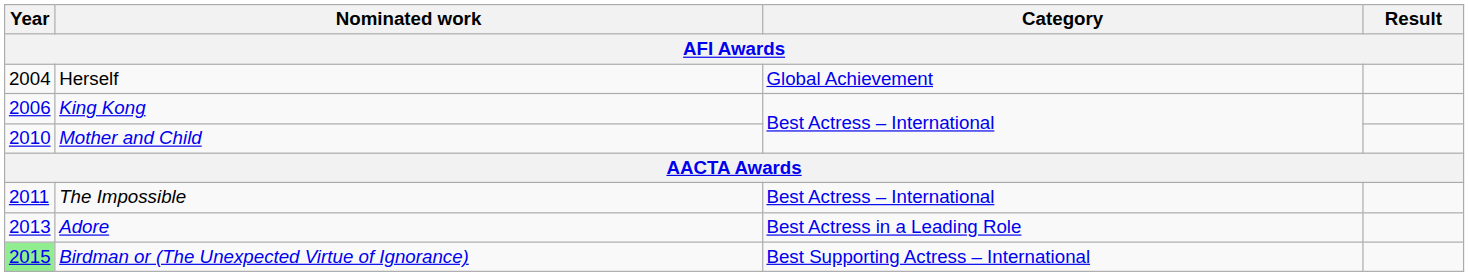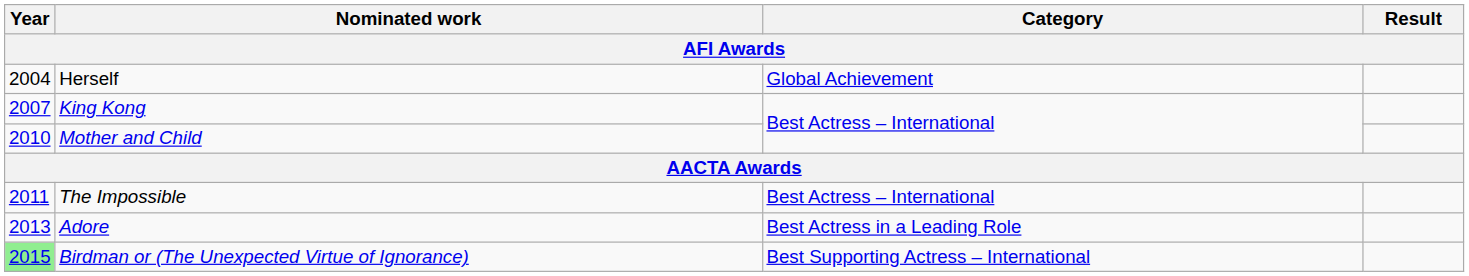(30, 108) 2006 -> (30, 108) 2007
